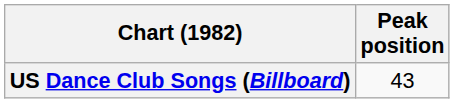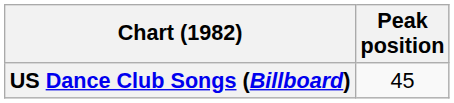(402, 80) 43 -> (402, 80) 45
